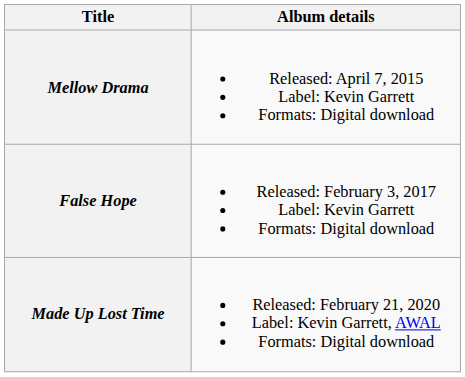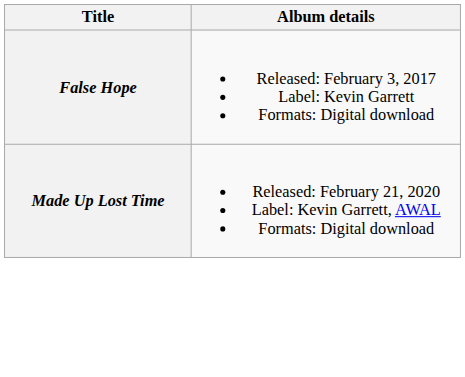- row: (98, 87)
